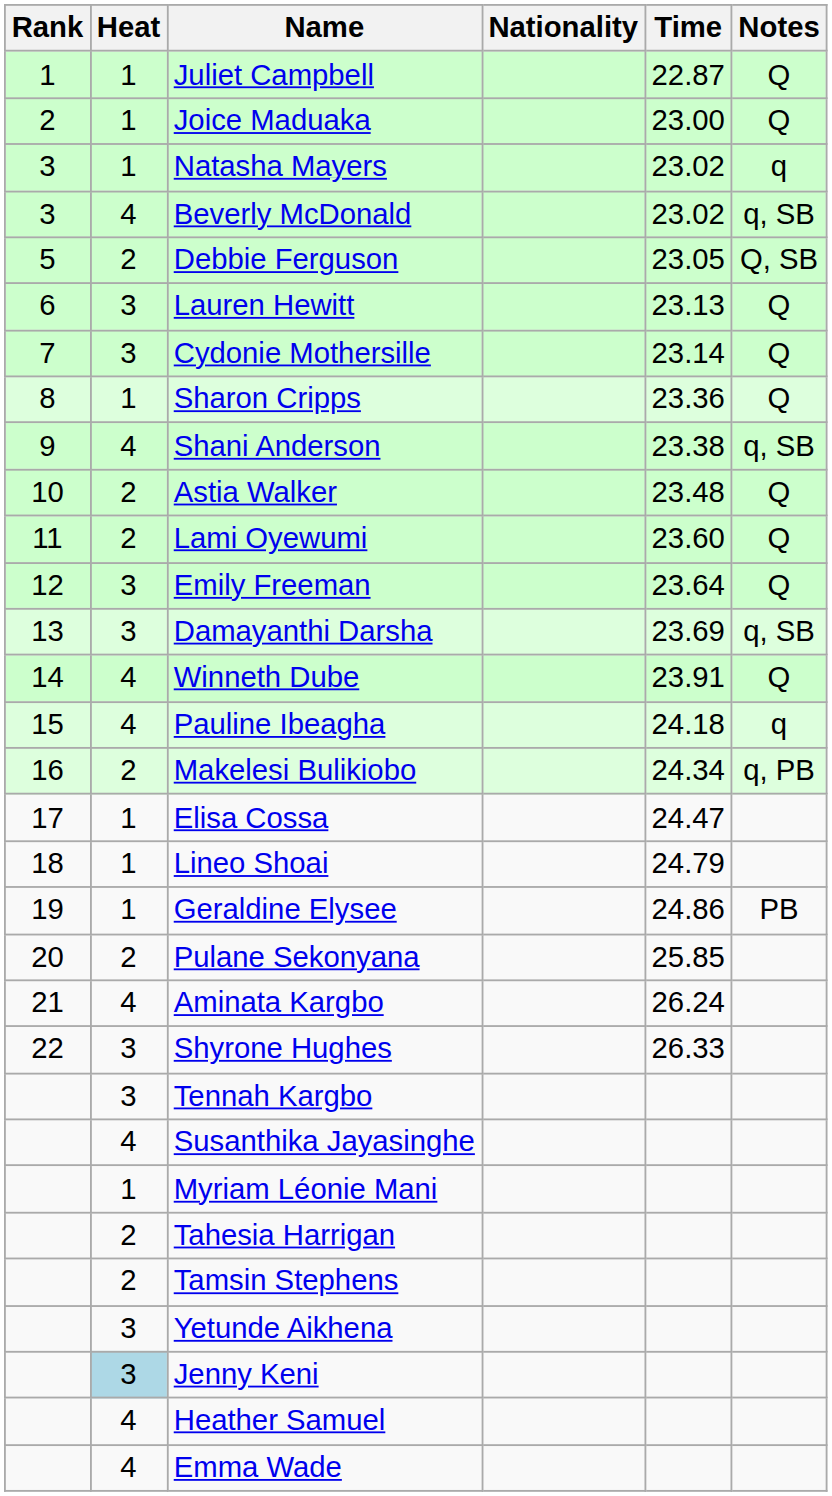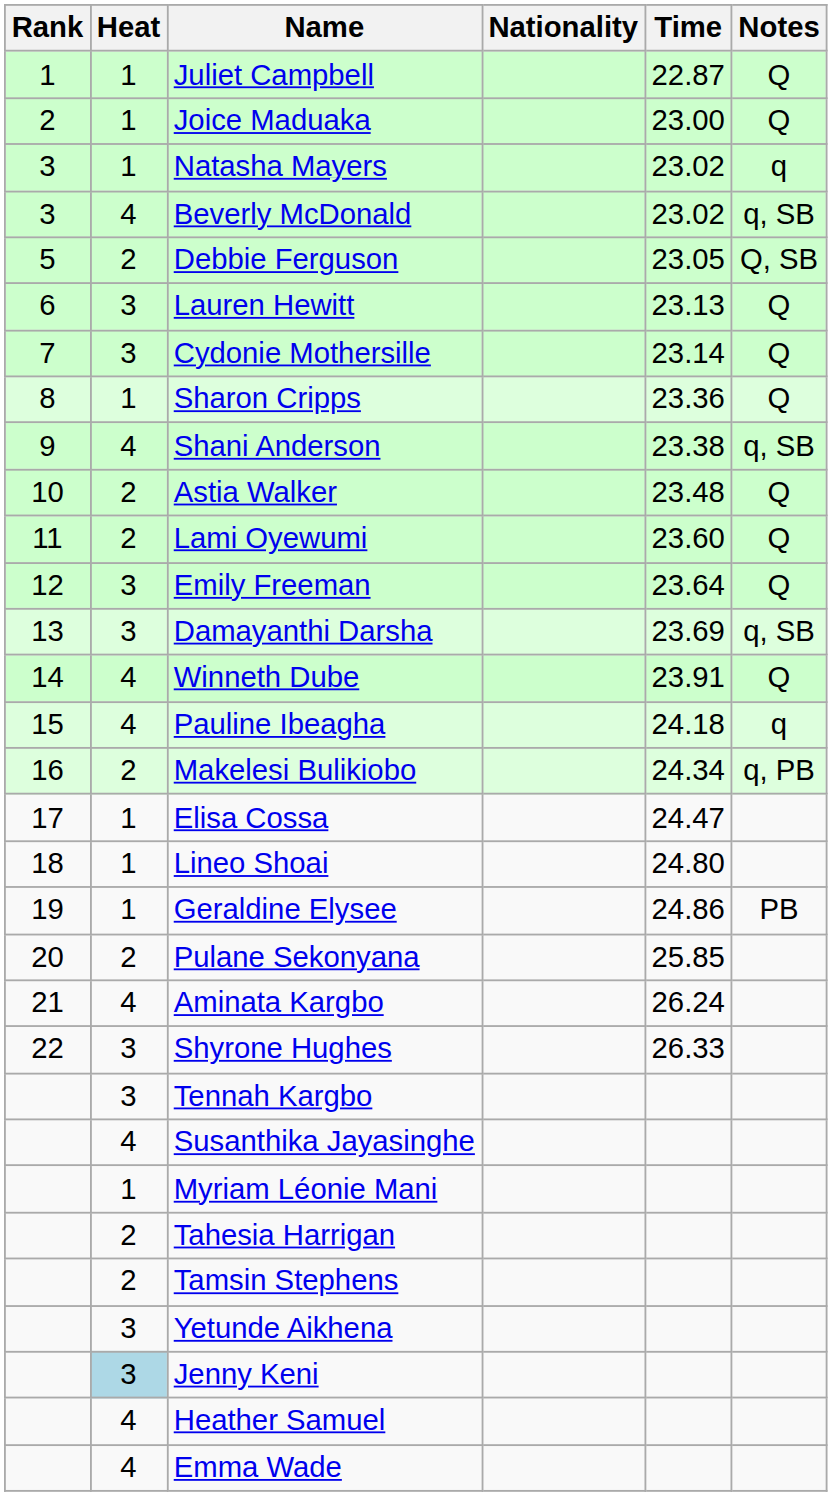(688, 863) 24.79 -> (688, 863) 24.80
